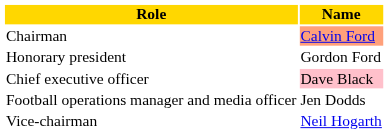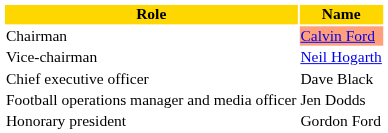rows swapped: (52, 121) <-> (66, 57)
(337, 78) pink background -> (337, 78) no background
